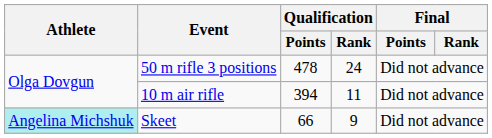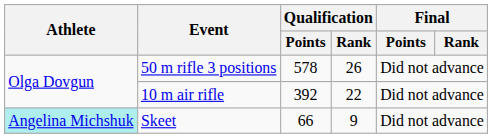(306, 68) 478 -> (306, 68) 578
(354, 68) 24 -> (354, 68) 26
(306, 94) 394 -> (306, 94) 392
(354, 94) 11 -> (354, 94) 22
